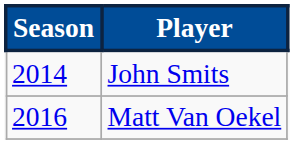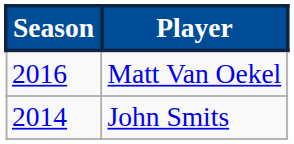rows swapped: (168, 73) <-> (194, 117)
